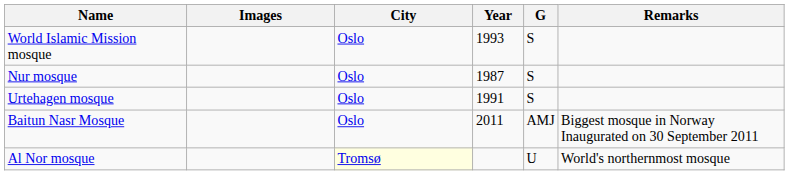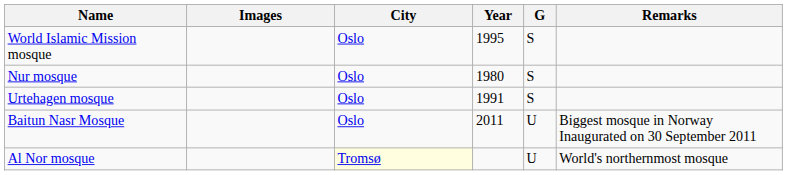(490, 37) 1993 -> (490, 37) 1995
(490, 76) 1987 -> (490, 76) 1980
(541, 120) AMJ -> (532, 120) U
